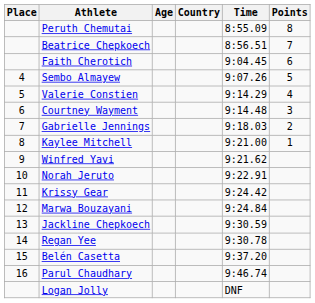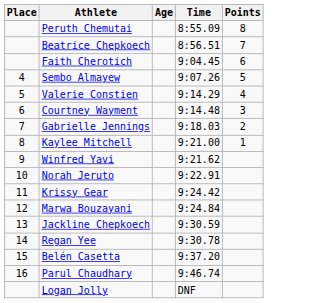- column: (199, 13)
